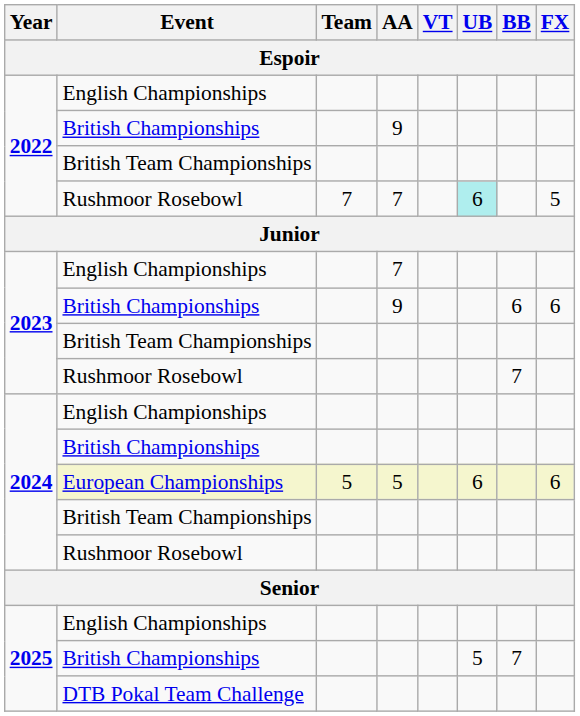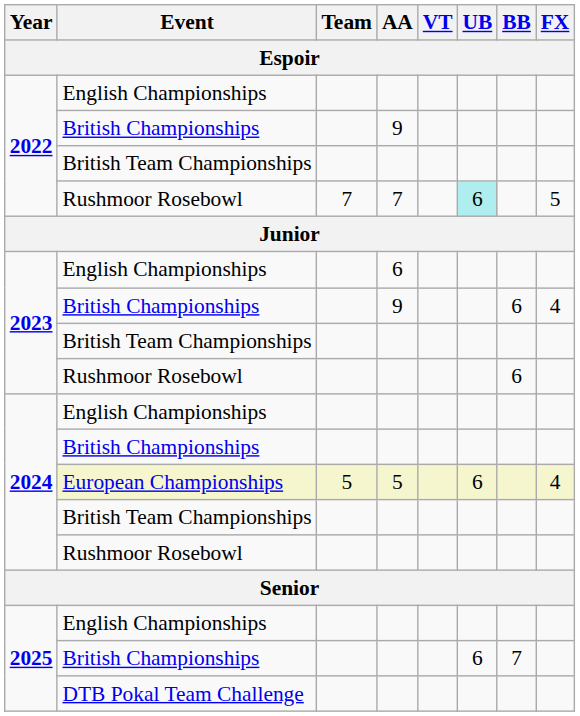(397, 269) 7 -> (397, 269) 6
(555, 305) 6 -> (555, 305) 4
(517, 375) 7 -> (517, 375) 6
(555, 481) 6 -> (555, 481) 4
(477, 658) 5 -> (477, 658) 6
